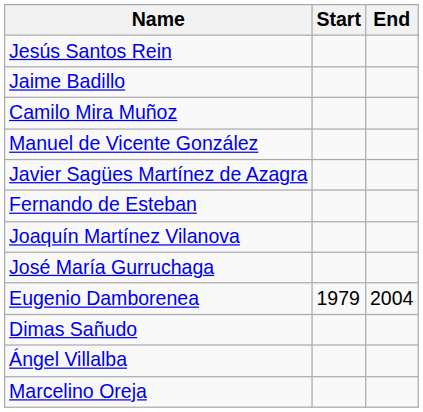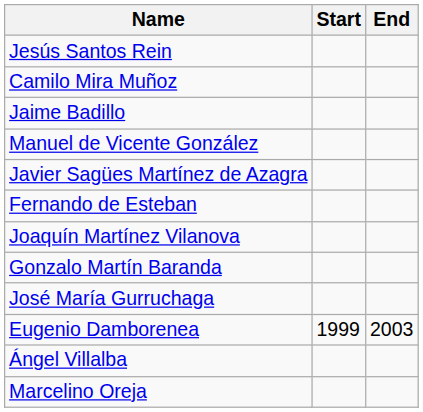rows swapped: (93, 112) <-> (67, 81)
+ row: (115, 267)
(338, 298) 1979 -> (338, 329) 1999
(392, 298) 2004 -> (392, 329) 2003
- row: (73, 329)
